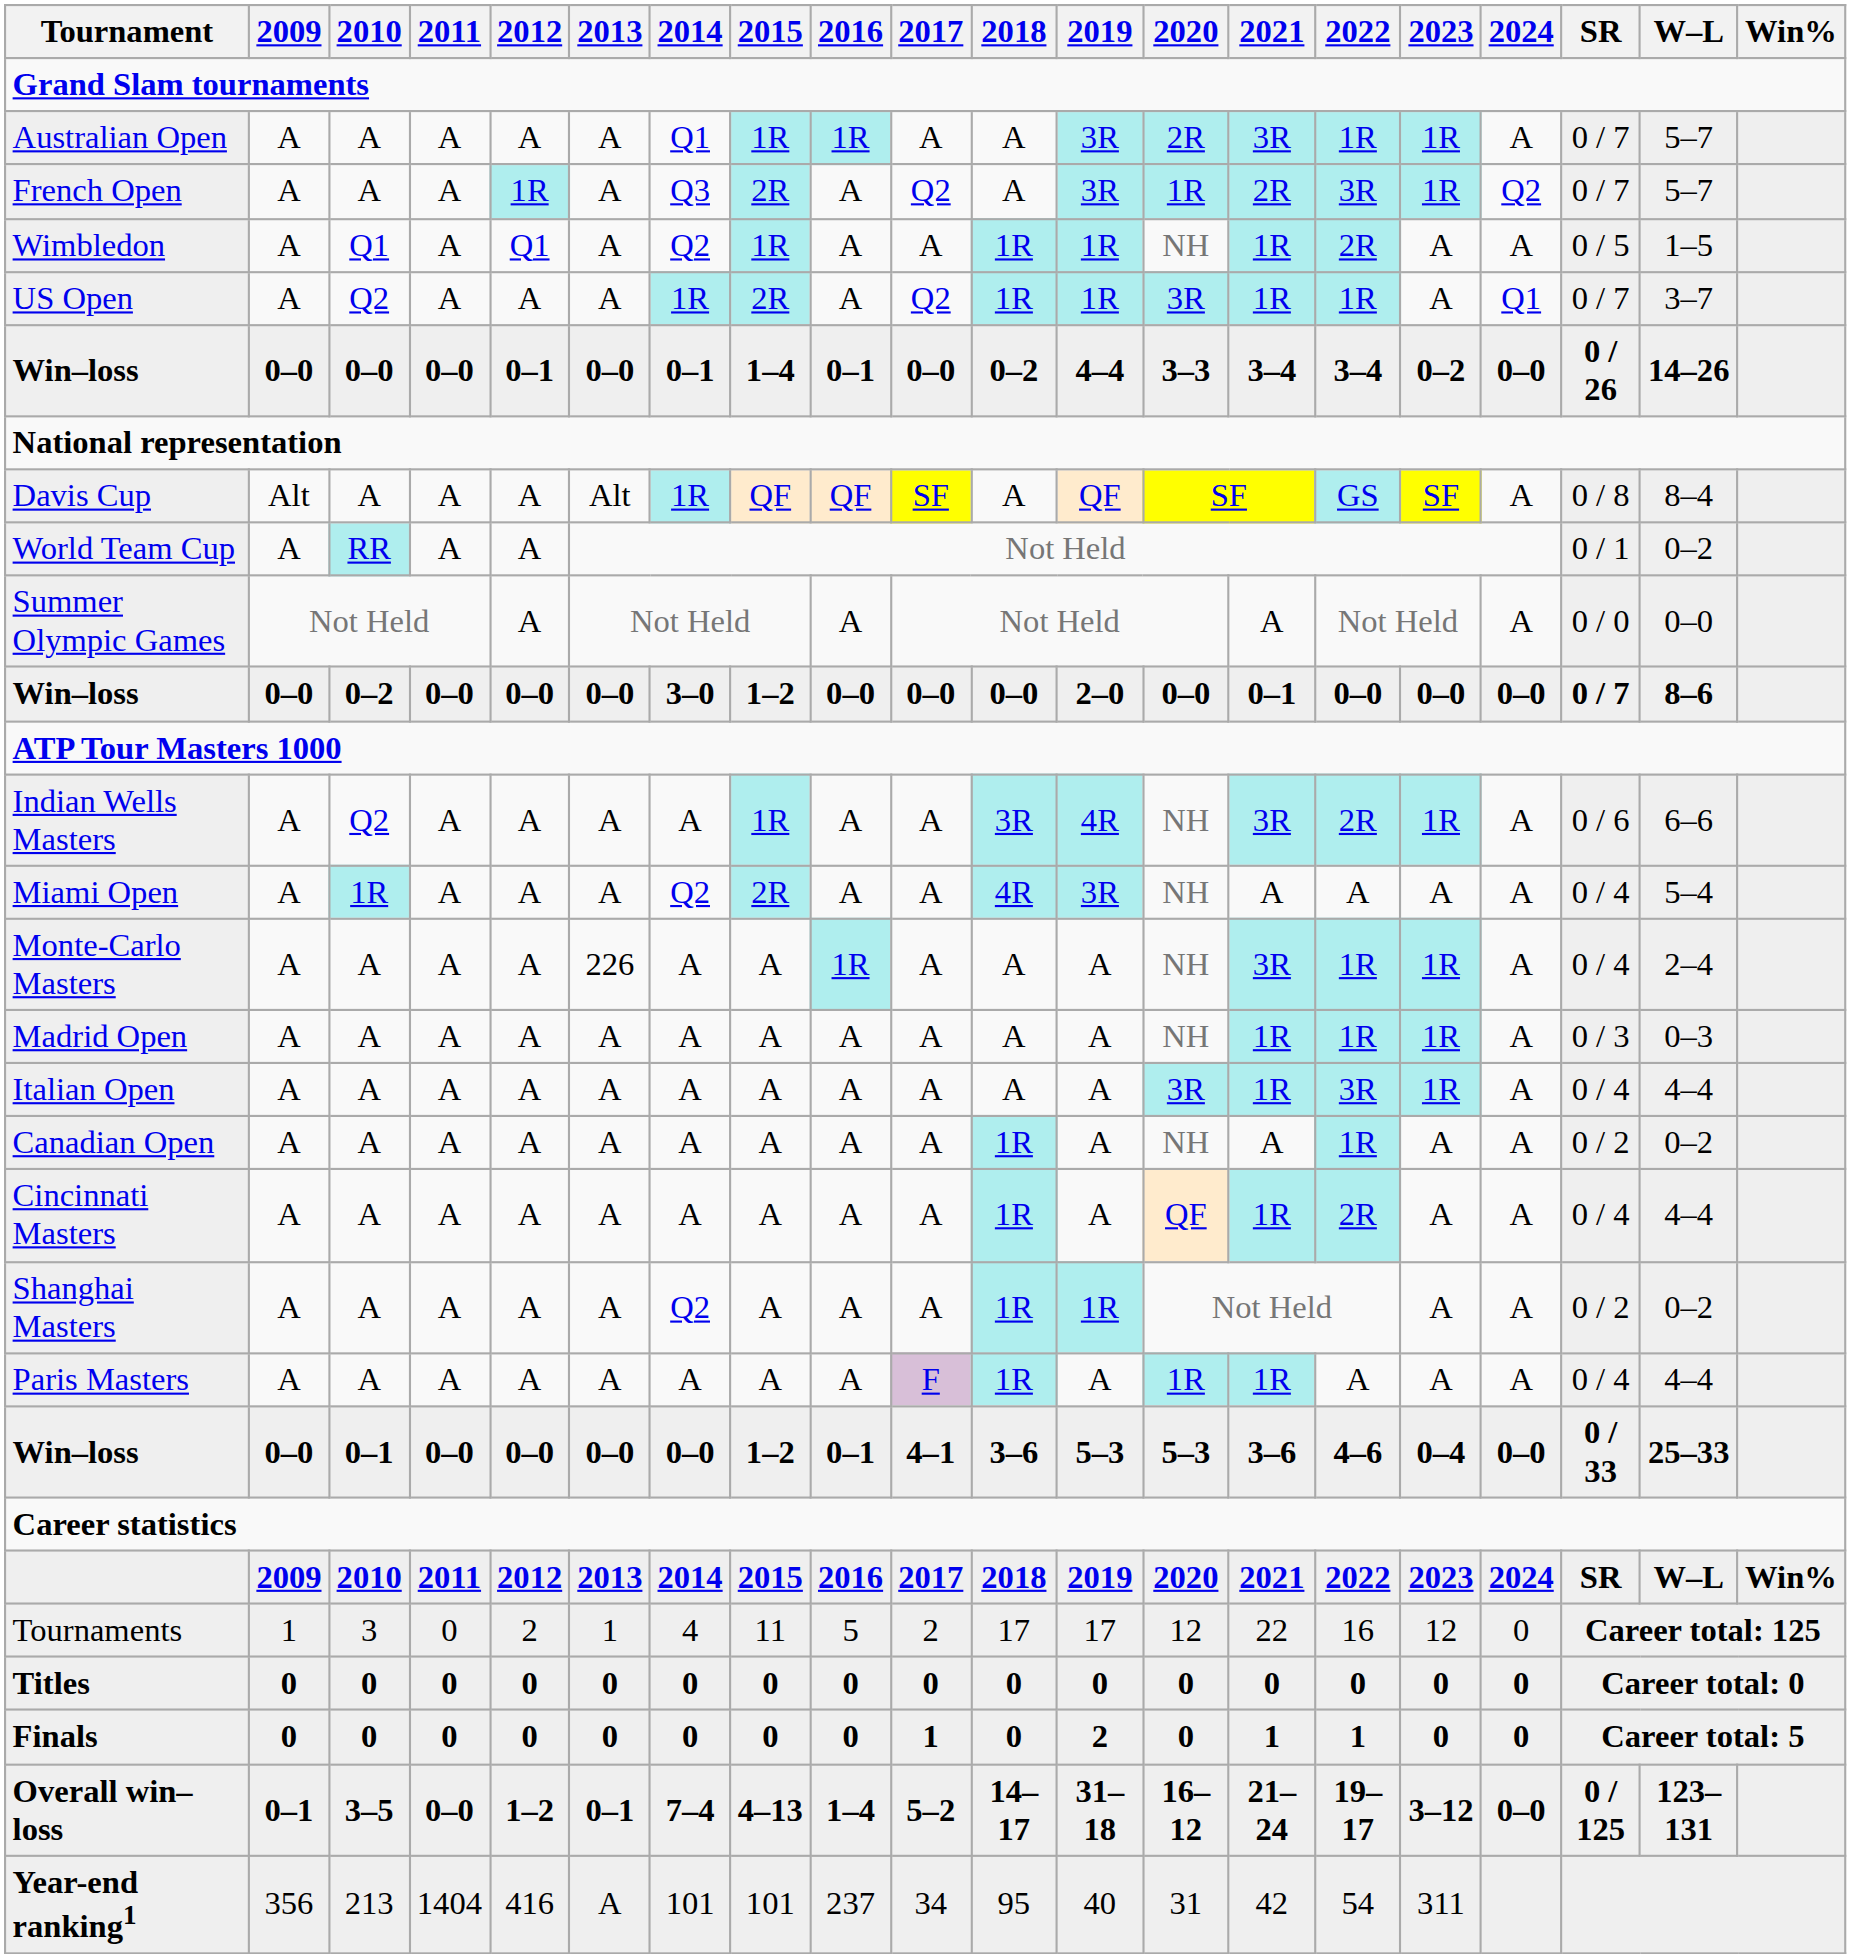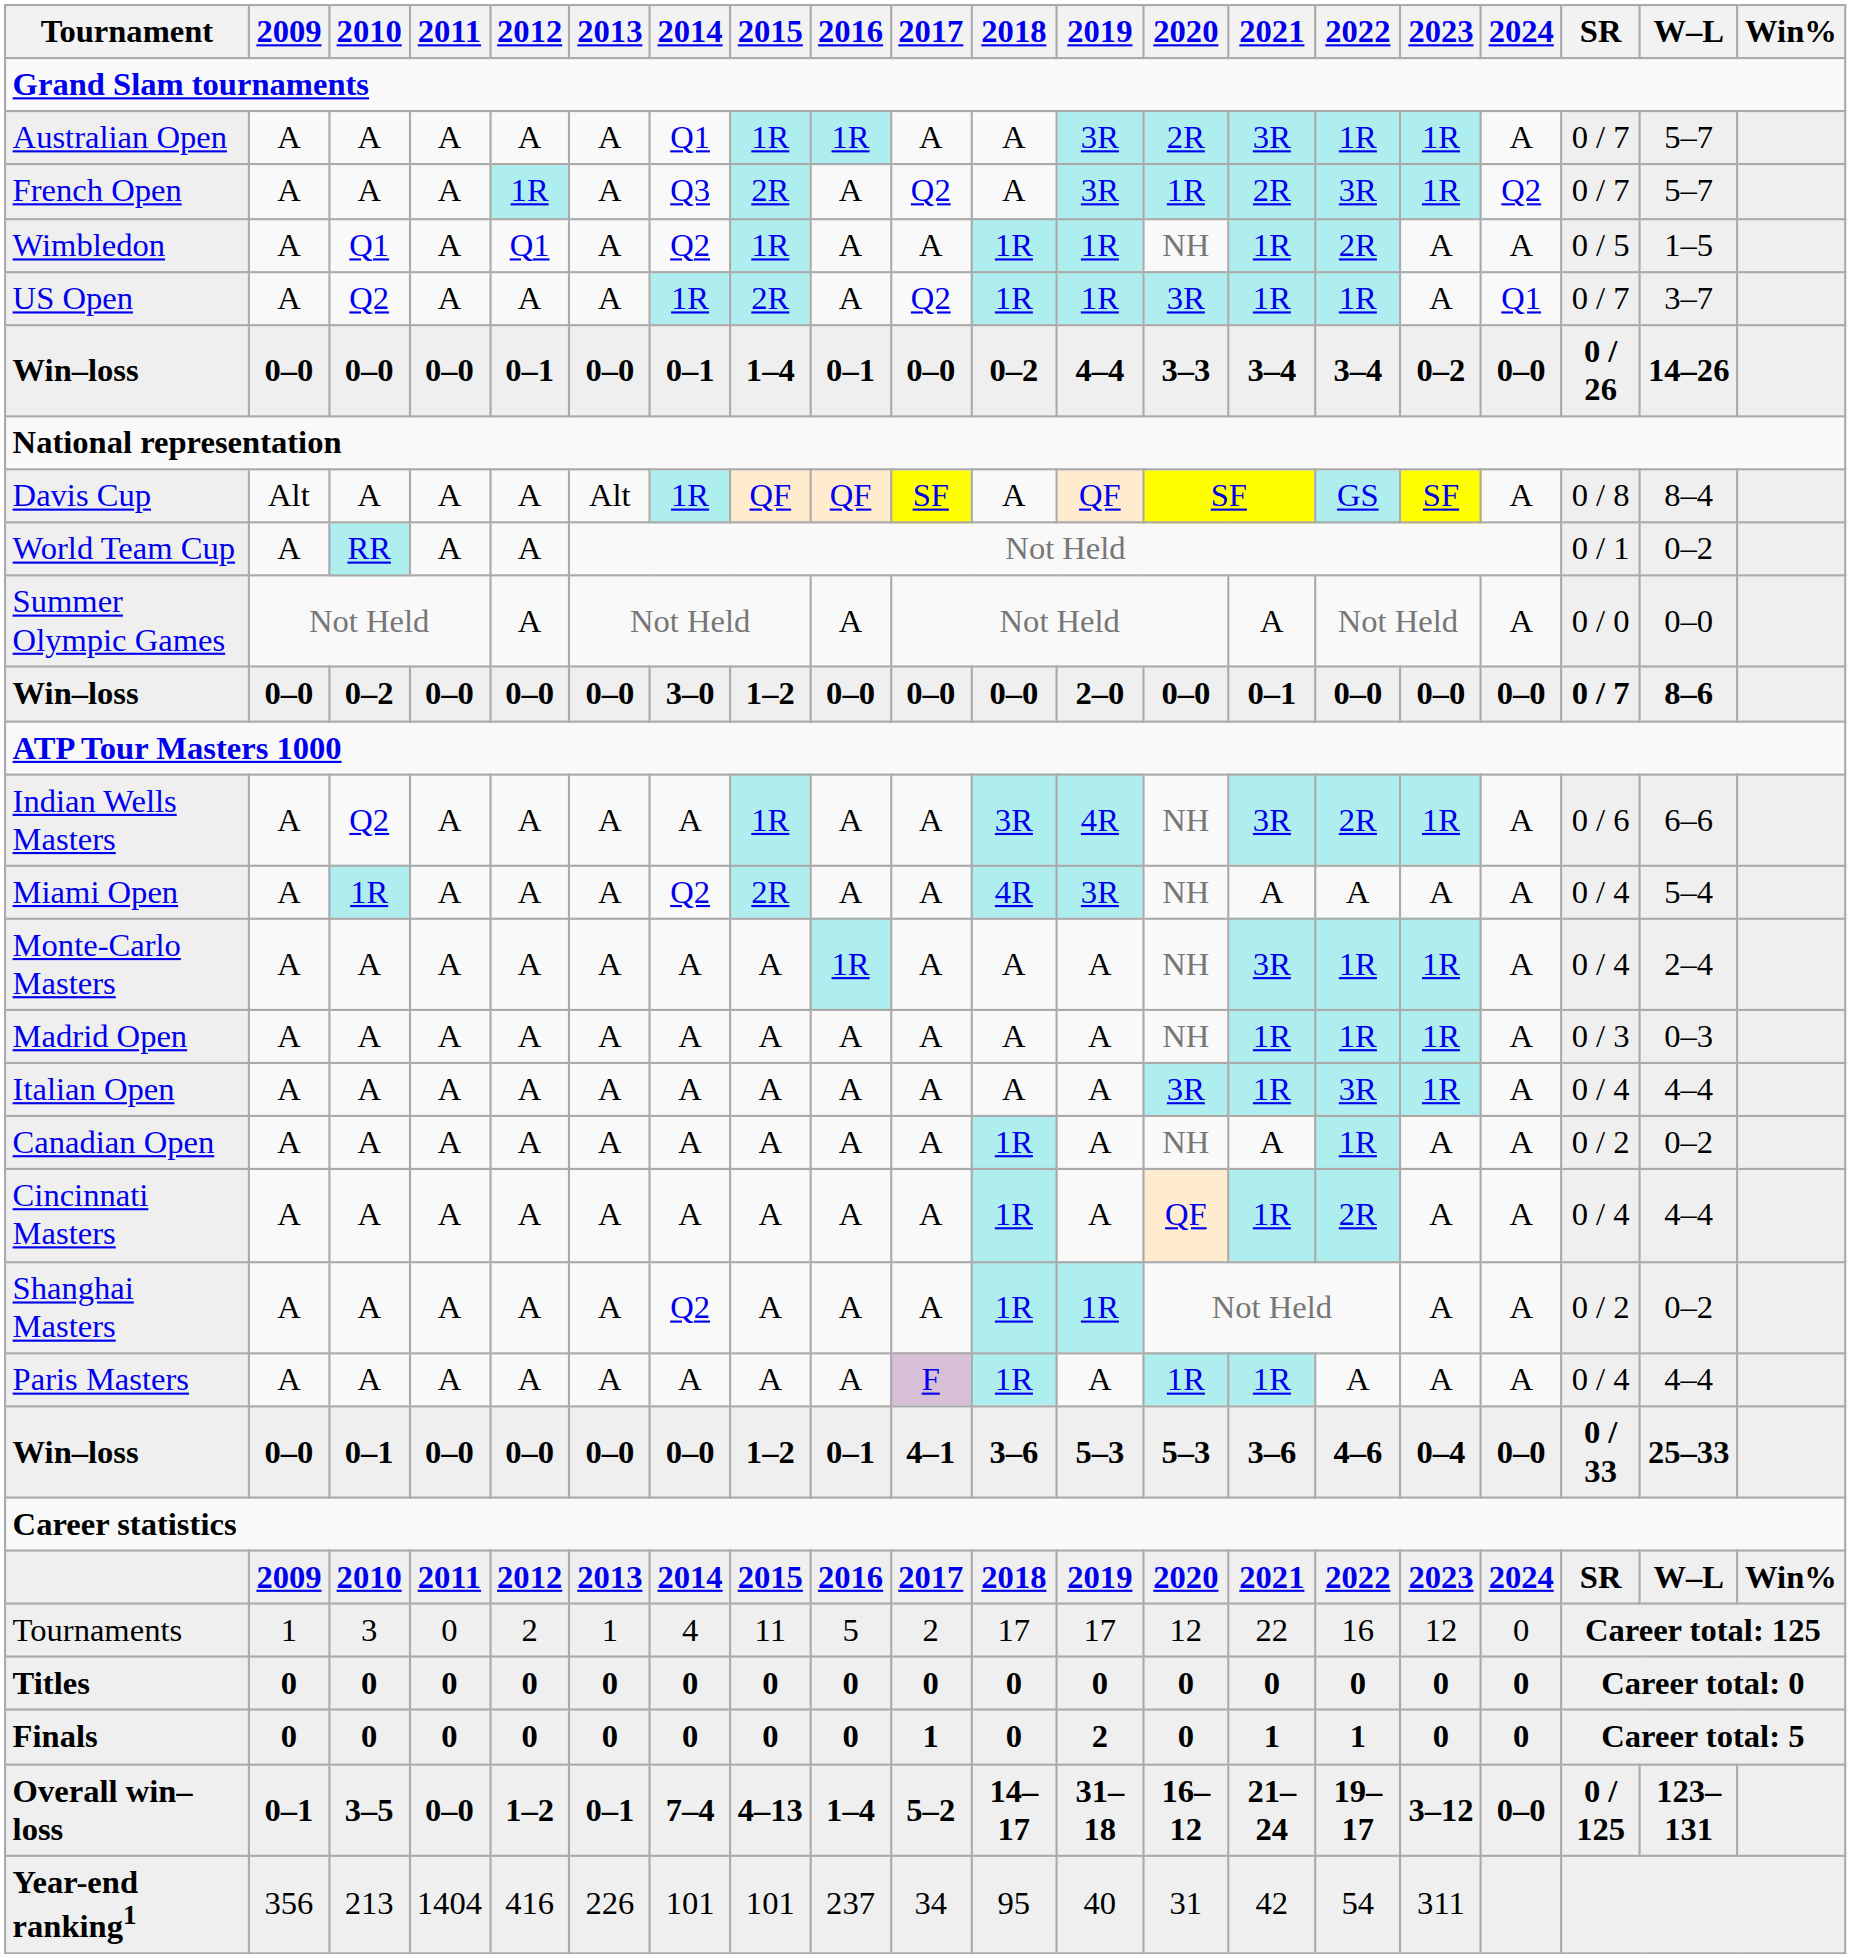(610, 964) 226 -> (610, 964) A
(610, 1903) A -> (610, 1903) 226
